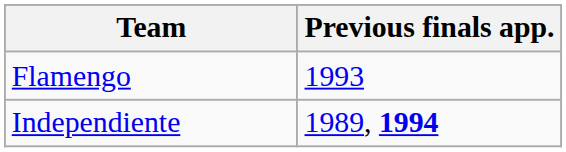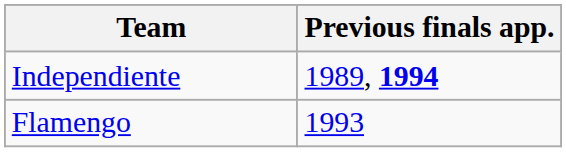rows swapped: (96, 122) <-> (71, 75)
